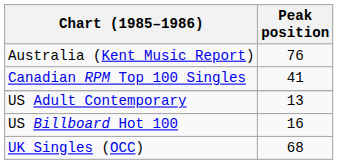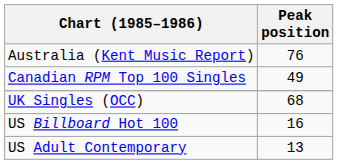(295, 79) 41 -> (295, 79) 49
rows swapped: (76, 148) <-> (97, 102)
